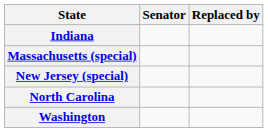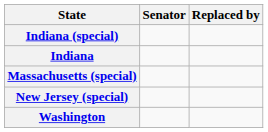+ row: (72, 35)
- row: (72, 96)
